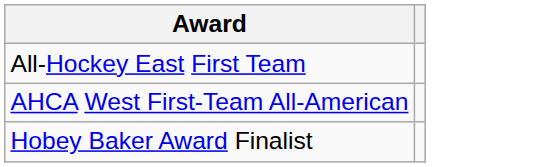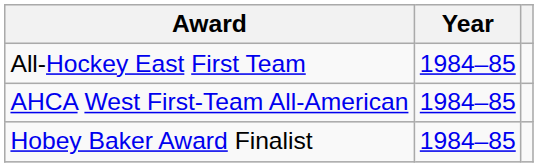+ column: (468, 24)
